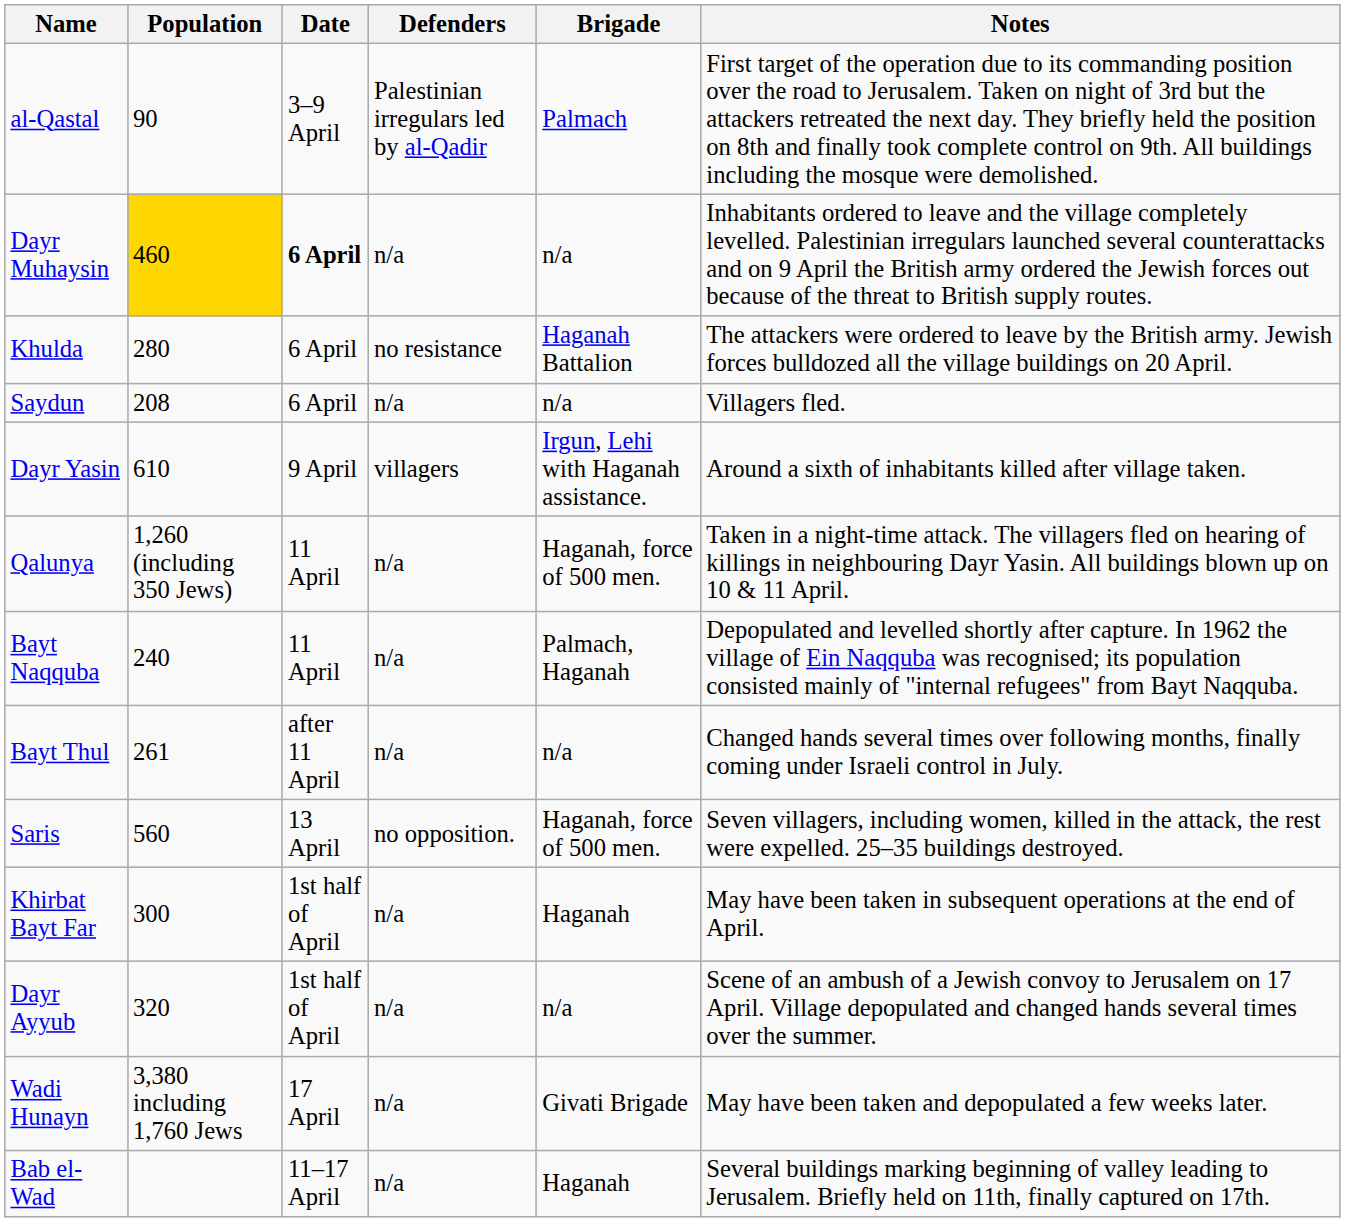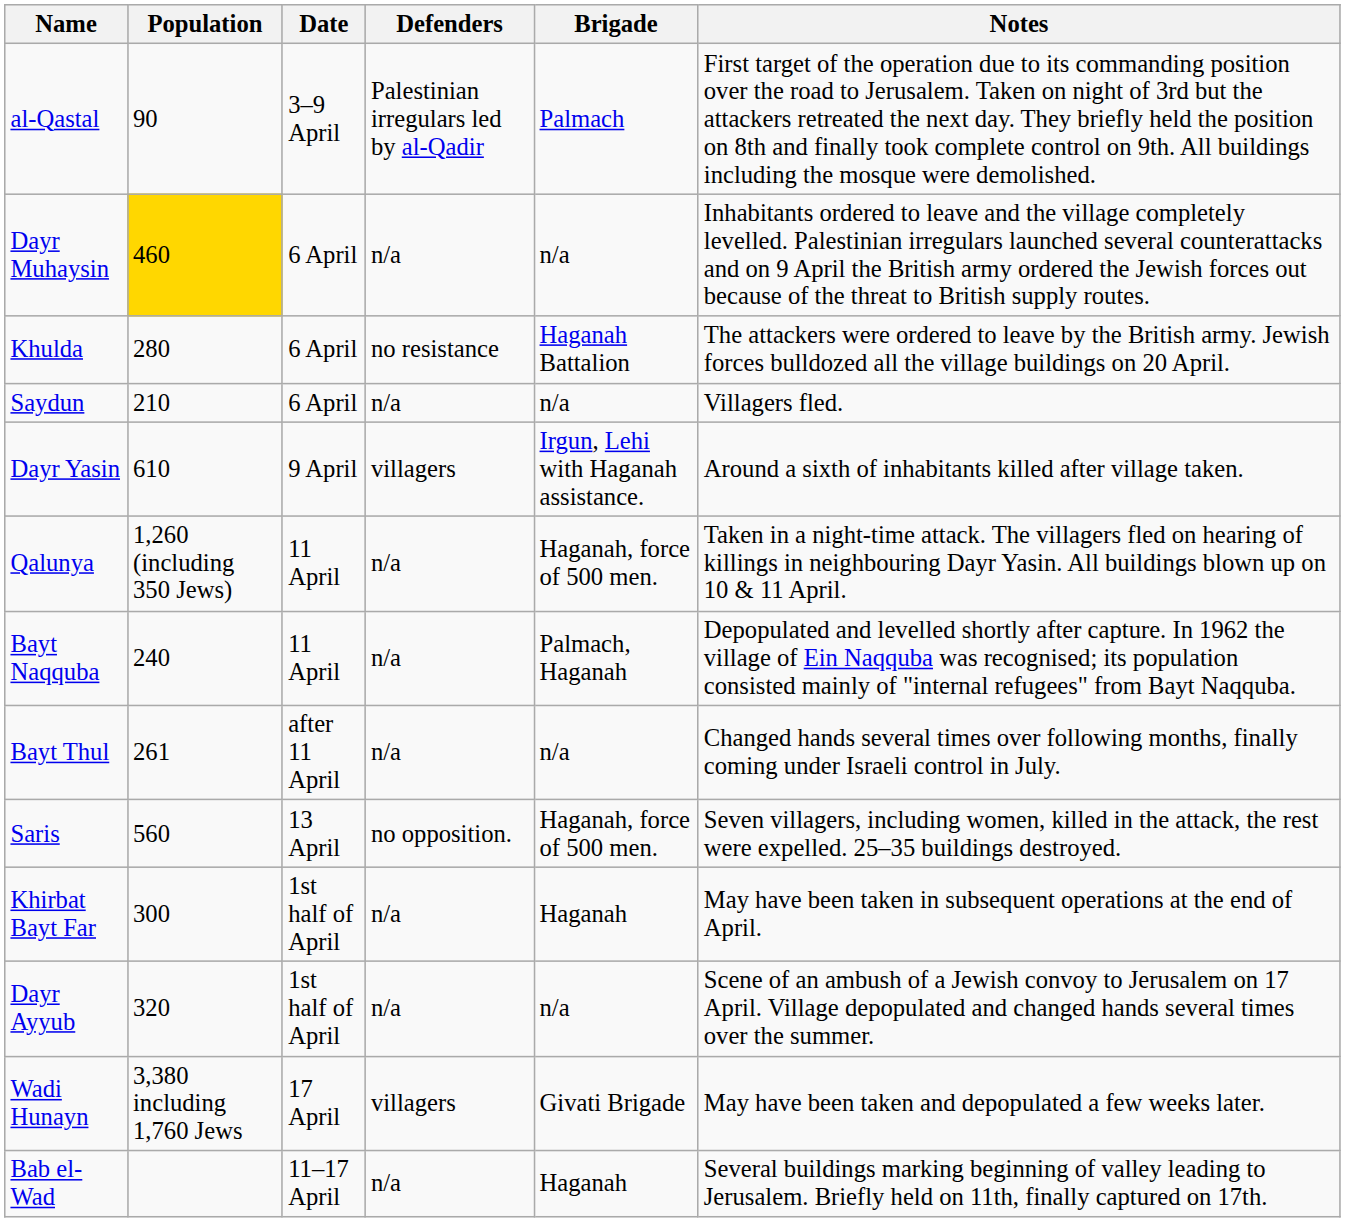(325, 254) bold -> (323, 254) normal
(151, 402) 208 -> (152, 402) 210
(389, 1102) n/a -> (413, 1102) villagers
